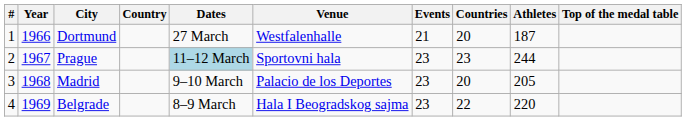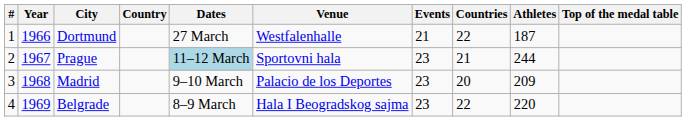(463, 36) 20 -> (463, 36) 22
(463, 58) 23 -> (463, 58) 21
(525, 81) 205 -> (525, 81) 209
